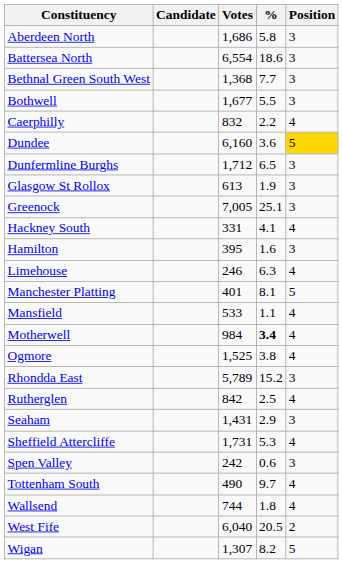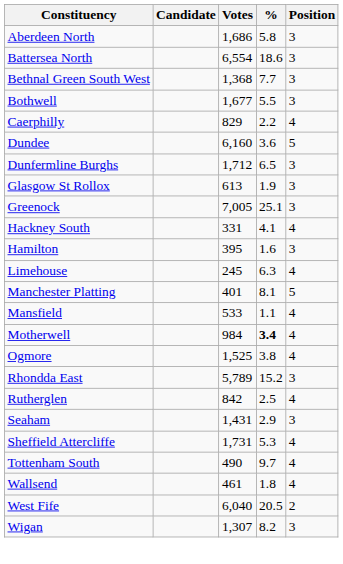(232, 121) 832 -> (232, 121) 829
(292, 143) gold background -> (292, 143) no background
(232, 270) 246 -> (232, 270) 245
- row: (40, 462)
(232, 505) 744 -> (232, 484) 461
(292, 548) 5 -> (292, 526) 3
